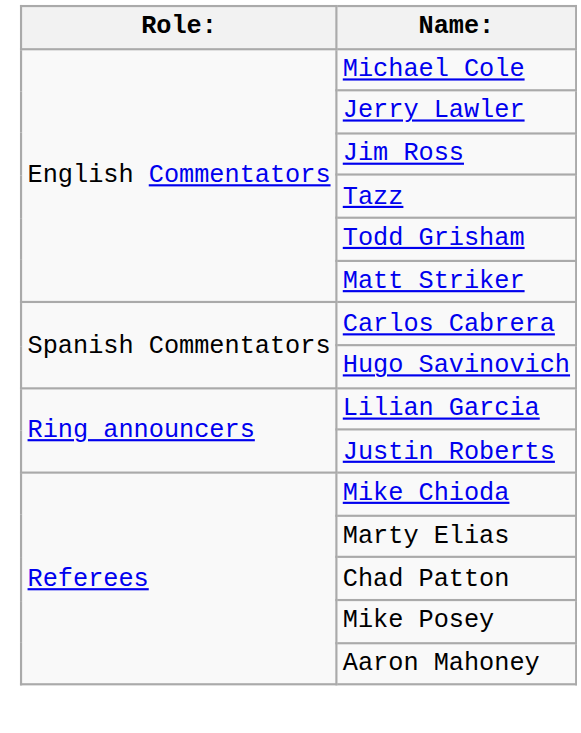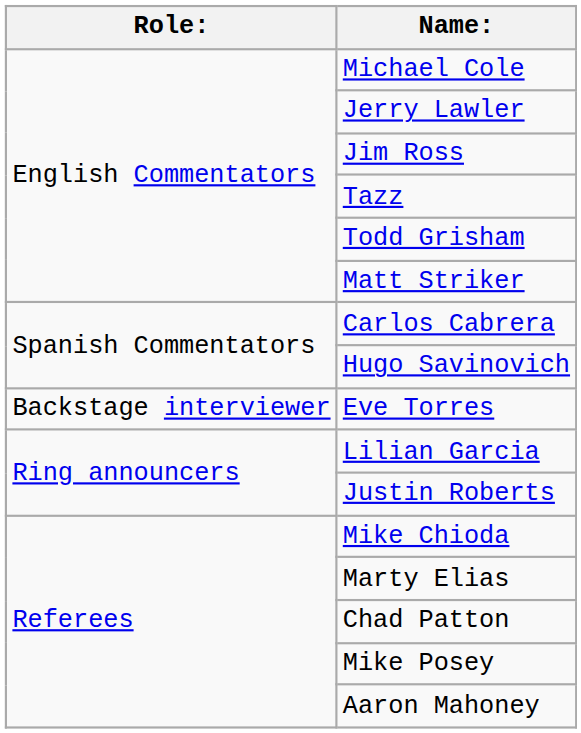+ row: (419, 409)
